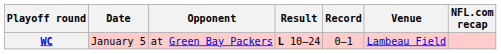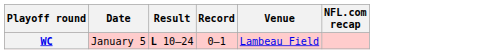- column: (212, 19)
